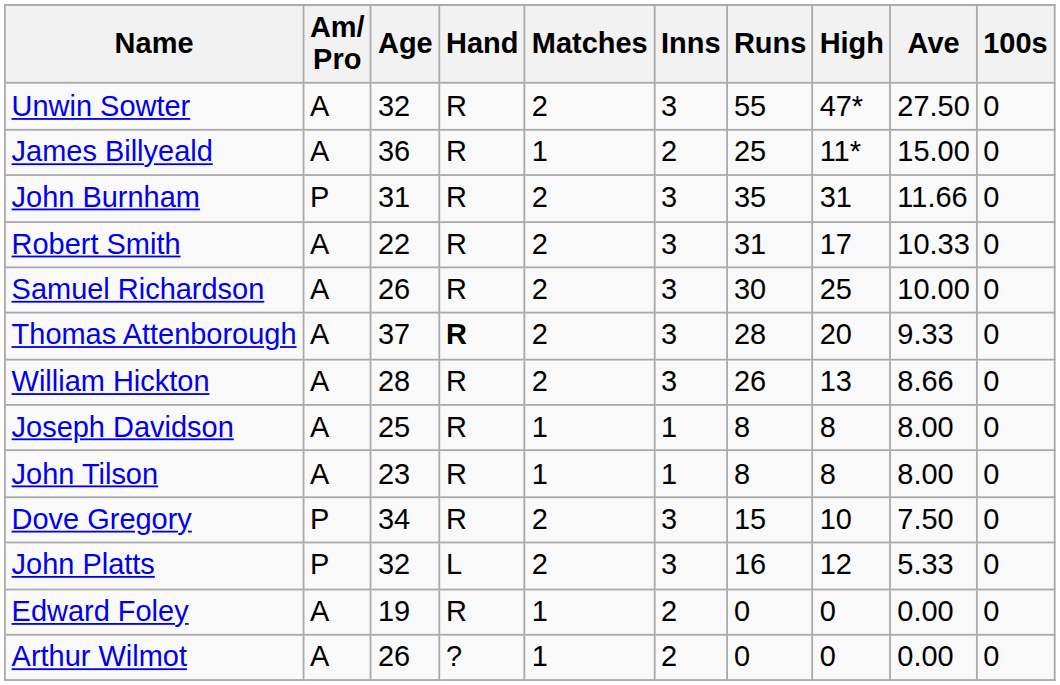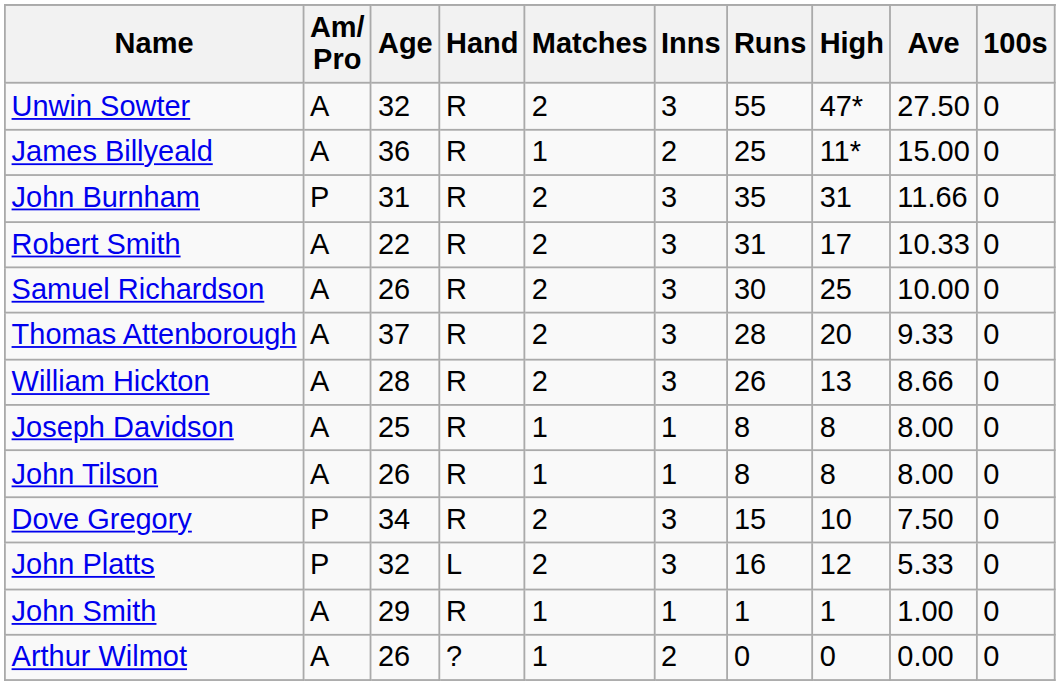(456, 335) bold -> (456, 335) normal
(394, 473) 23 -> (394, 473) 26
+ row: (84, 611)
- row: (100, 611)
